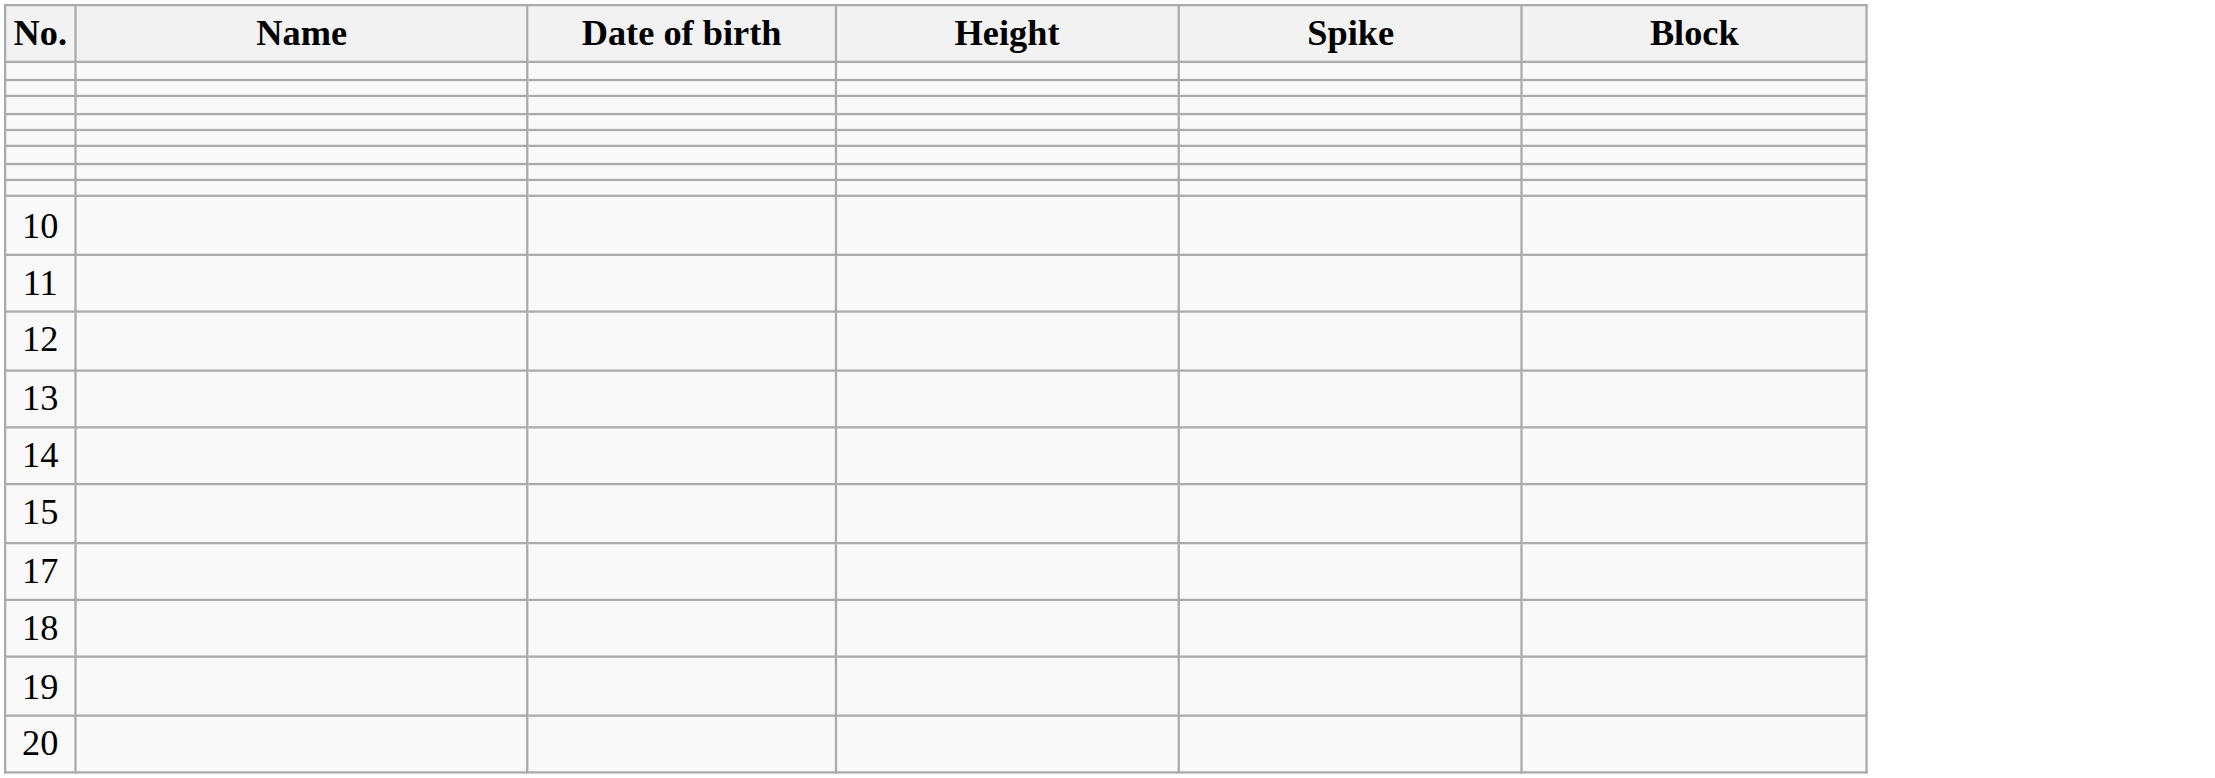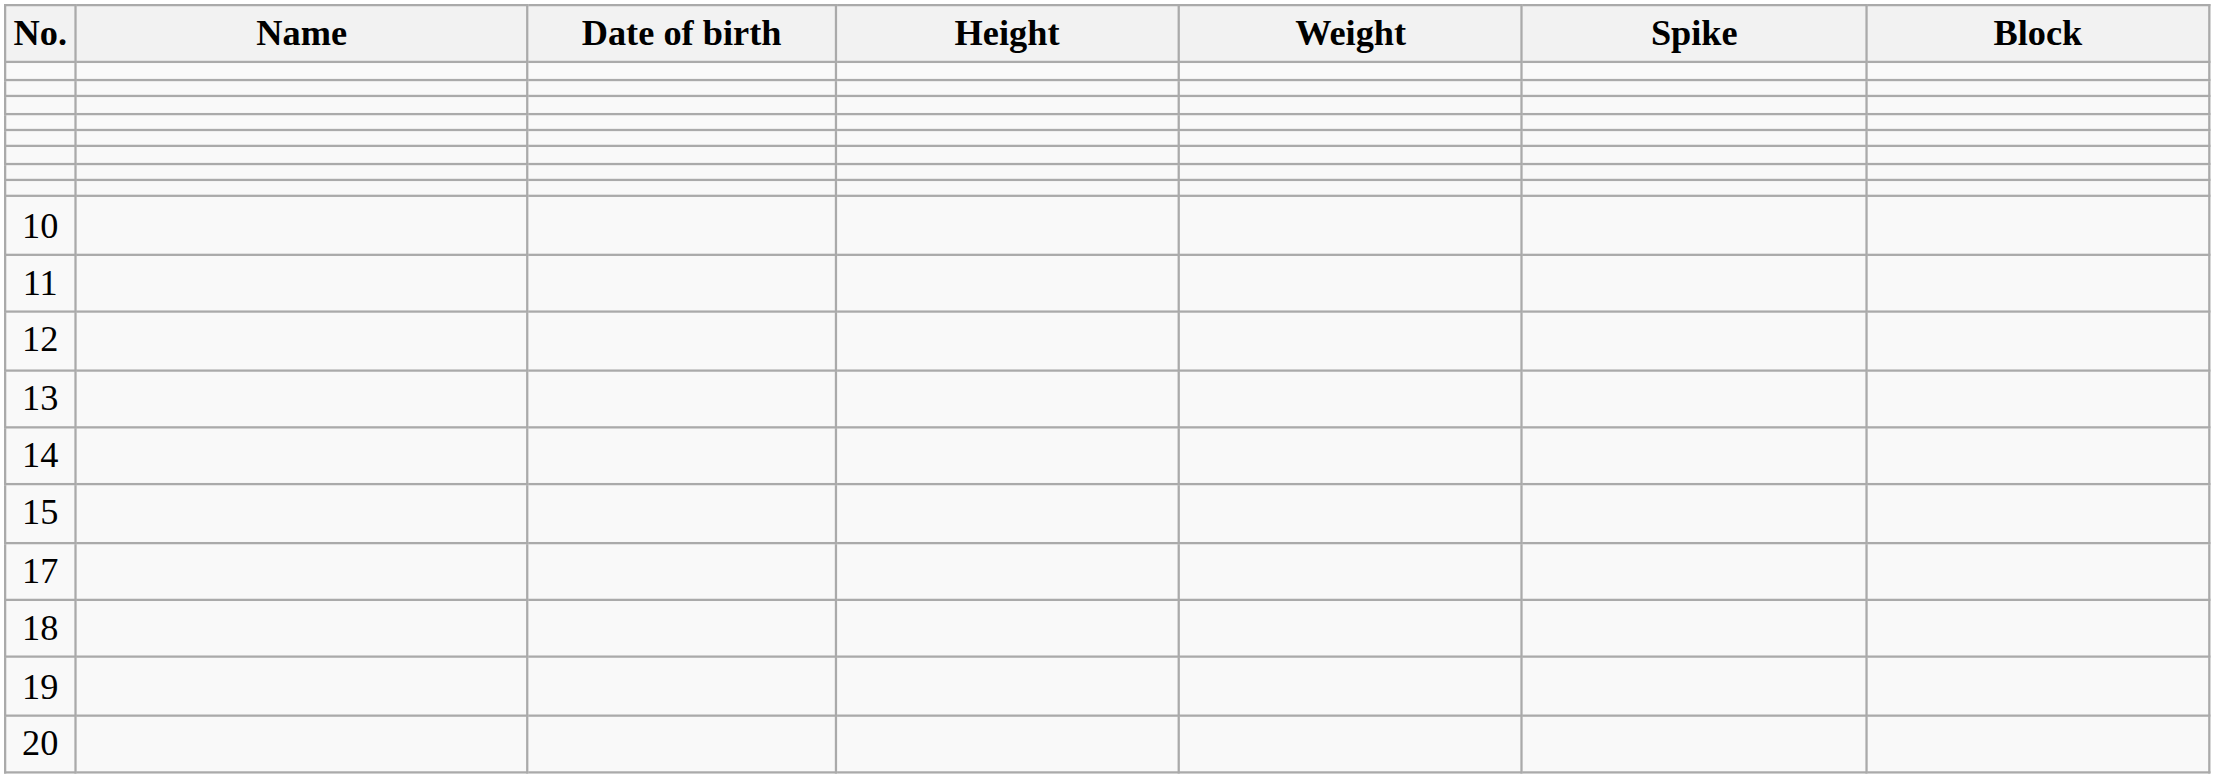+ column: (1351, 33)
